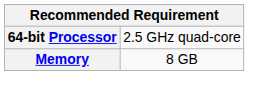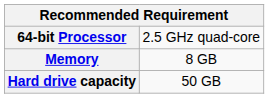+ row: (72, 81)
